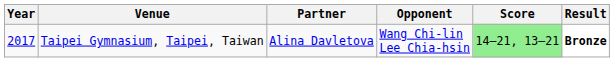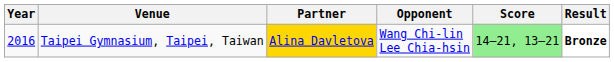(21, 40) 2017 -> (21, 40) 2016
(322, 40) no background -> (322, 40) gold background
